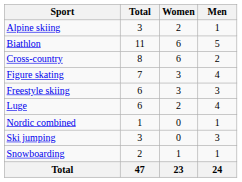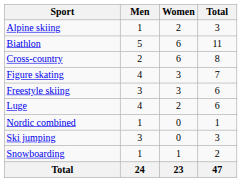columns swapped: (217, 12) <-> (140, 12)
